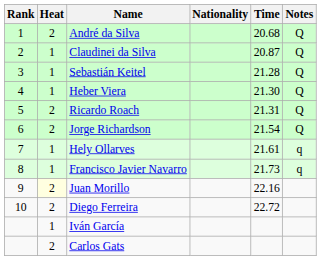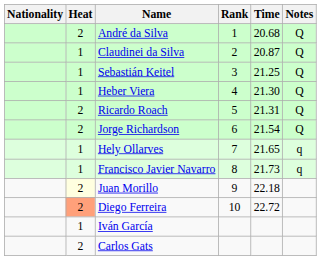columns swapped: (21, 14) <-> (220, 14)
(267, 72) 21.28 -> (267, 72) 21.25
(267, 149) 21.61 -> (267, 149) 21.65
(267, 188) 22.16 -> (267, 188) 22.18
(52, 207) no background -> (80, 207) lightsalmon background
